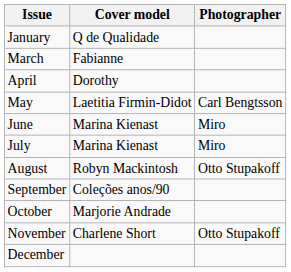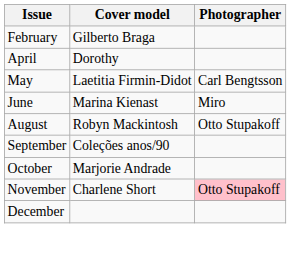- row: (29, 37)
+ row: (32, 37)
- row: (26, 59)
- row: (19, 146)
(239, 233) no background -> (239, 189) pink background
